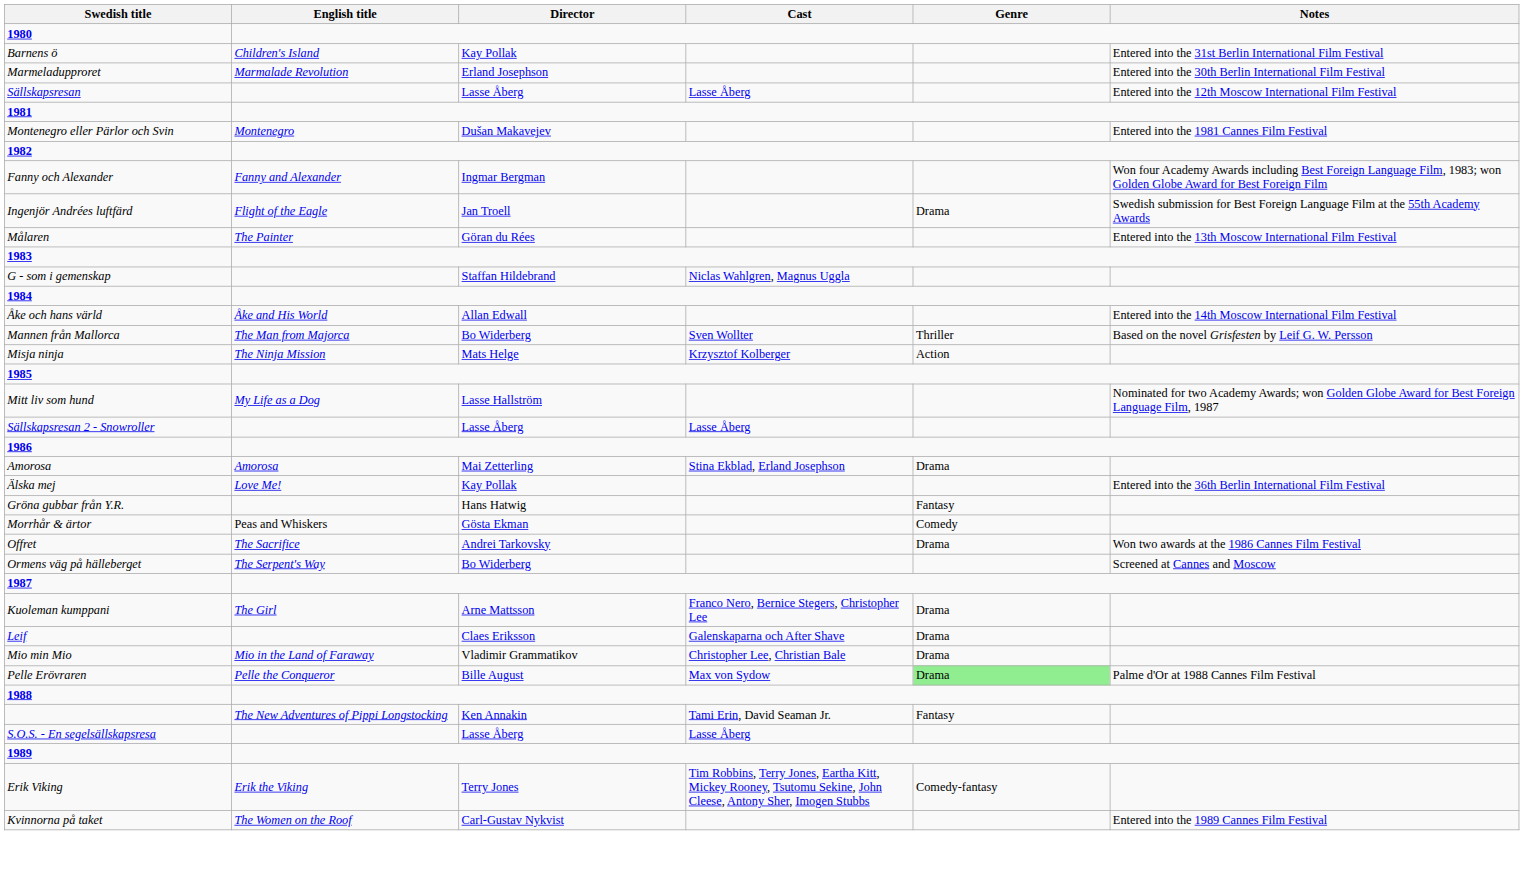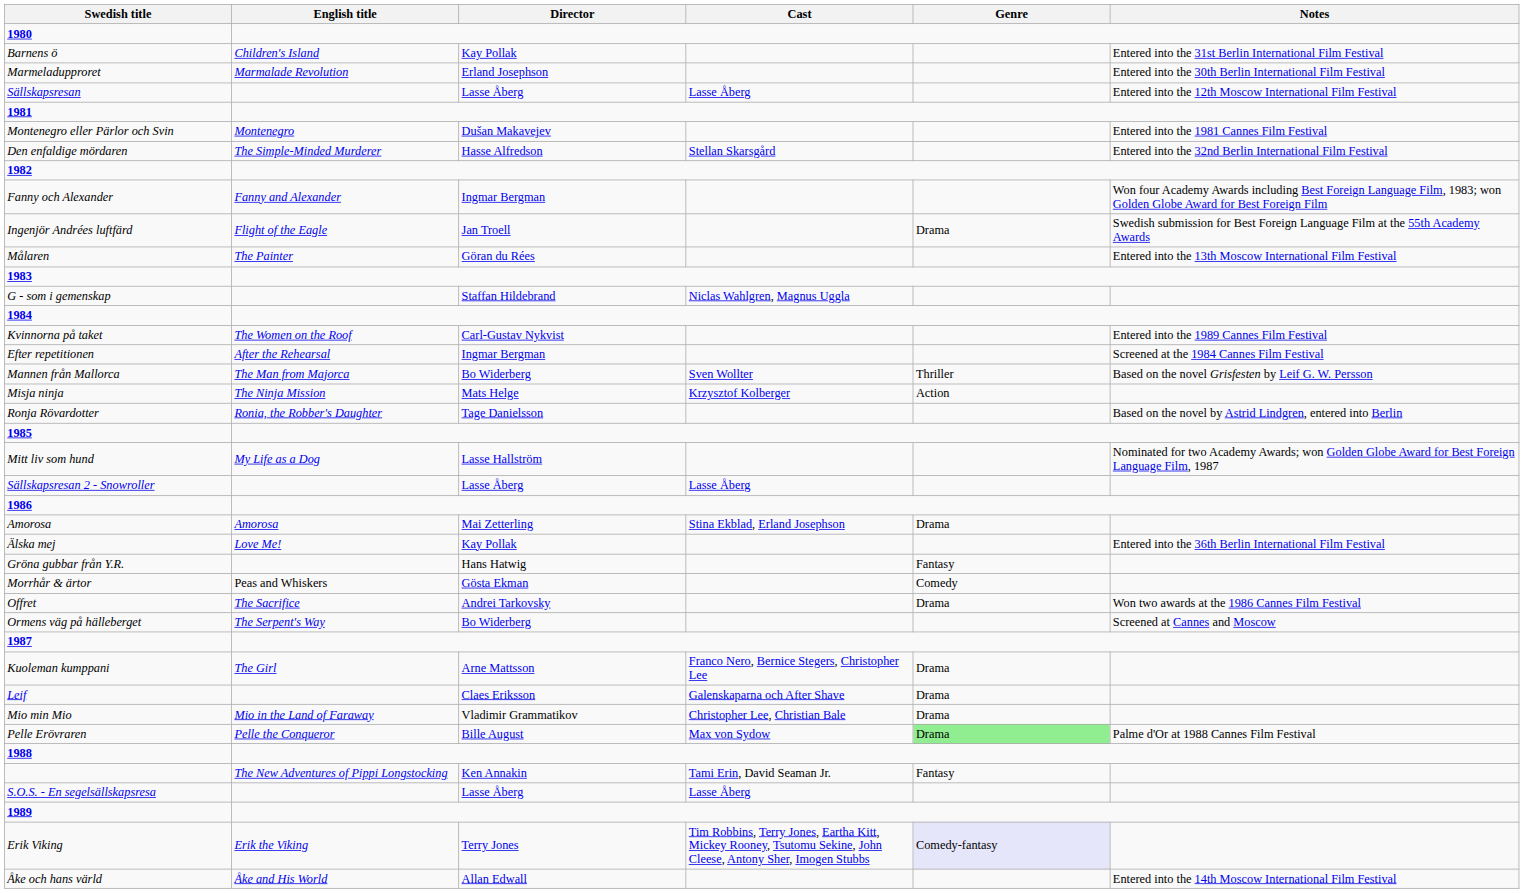+ row: (67, 151)
rows swapped: (55, 315) <-> (55, 820)
+ row: (51, 354)
+ row: (53, 413)
(957, 786) no background -> (957, 845) lavender background
